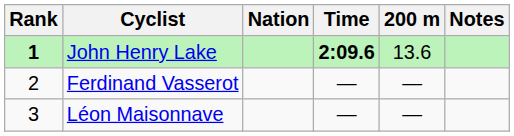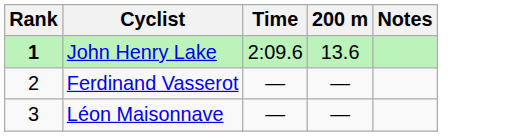- column: (279, 20)
(347, 51) bold -> (275, 51) normal
